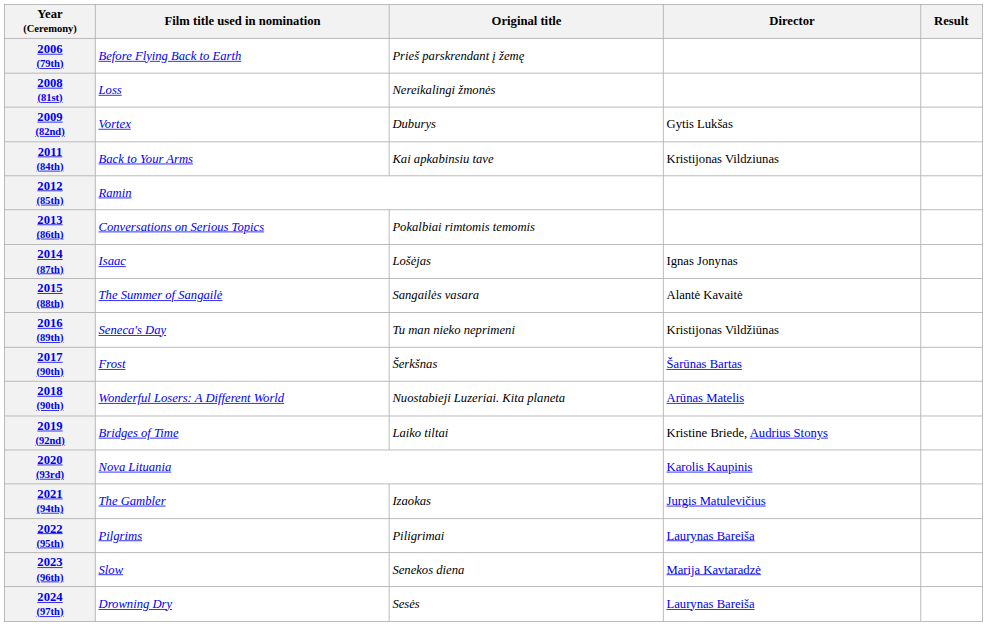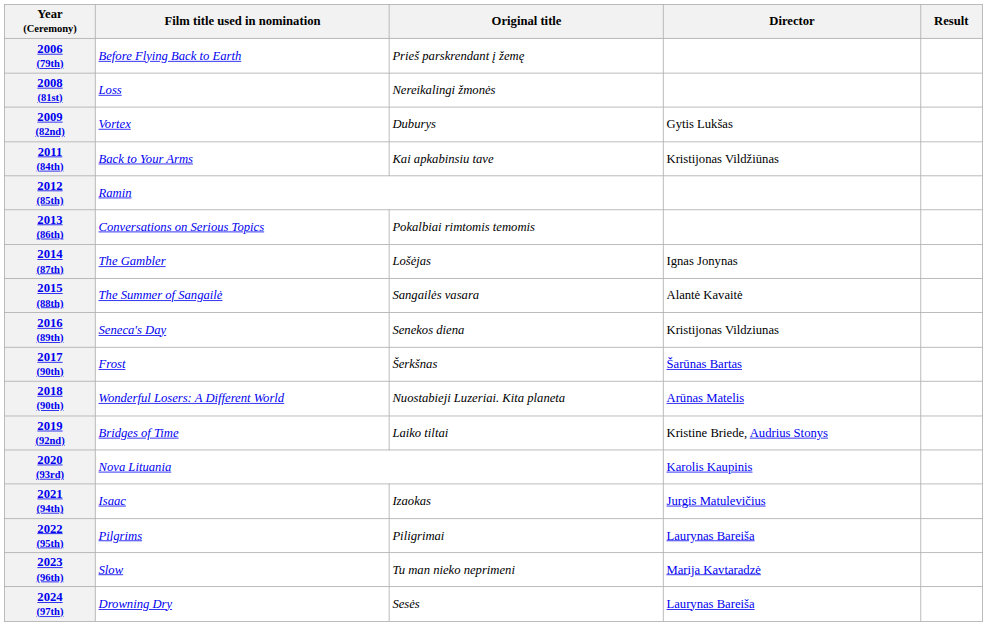(723, 158) Kristijonas Vildziunas -> (723, 158) Kristijonas Vildžiūnas
(112, 261) Isaac -> (132, 261) The Gambler
(454, 330) Tu man nieko neprimeni -> (428, 330) Senekos diena
(723, 330) Kristijonas Vildžiūnas -> (723, 330) Kristijonas Vildziunas
(132, 501) The Gambler -> (112, 501) Isaac
(428, 569) Senekos diena -> (454, 569) Tu man nieko neprimeni
